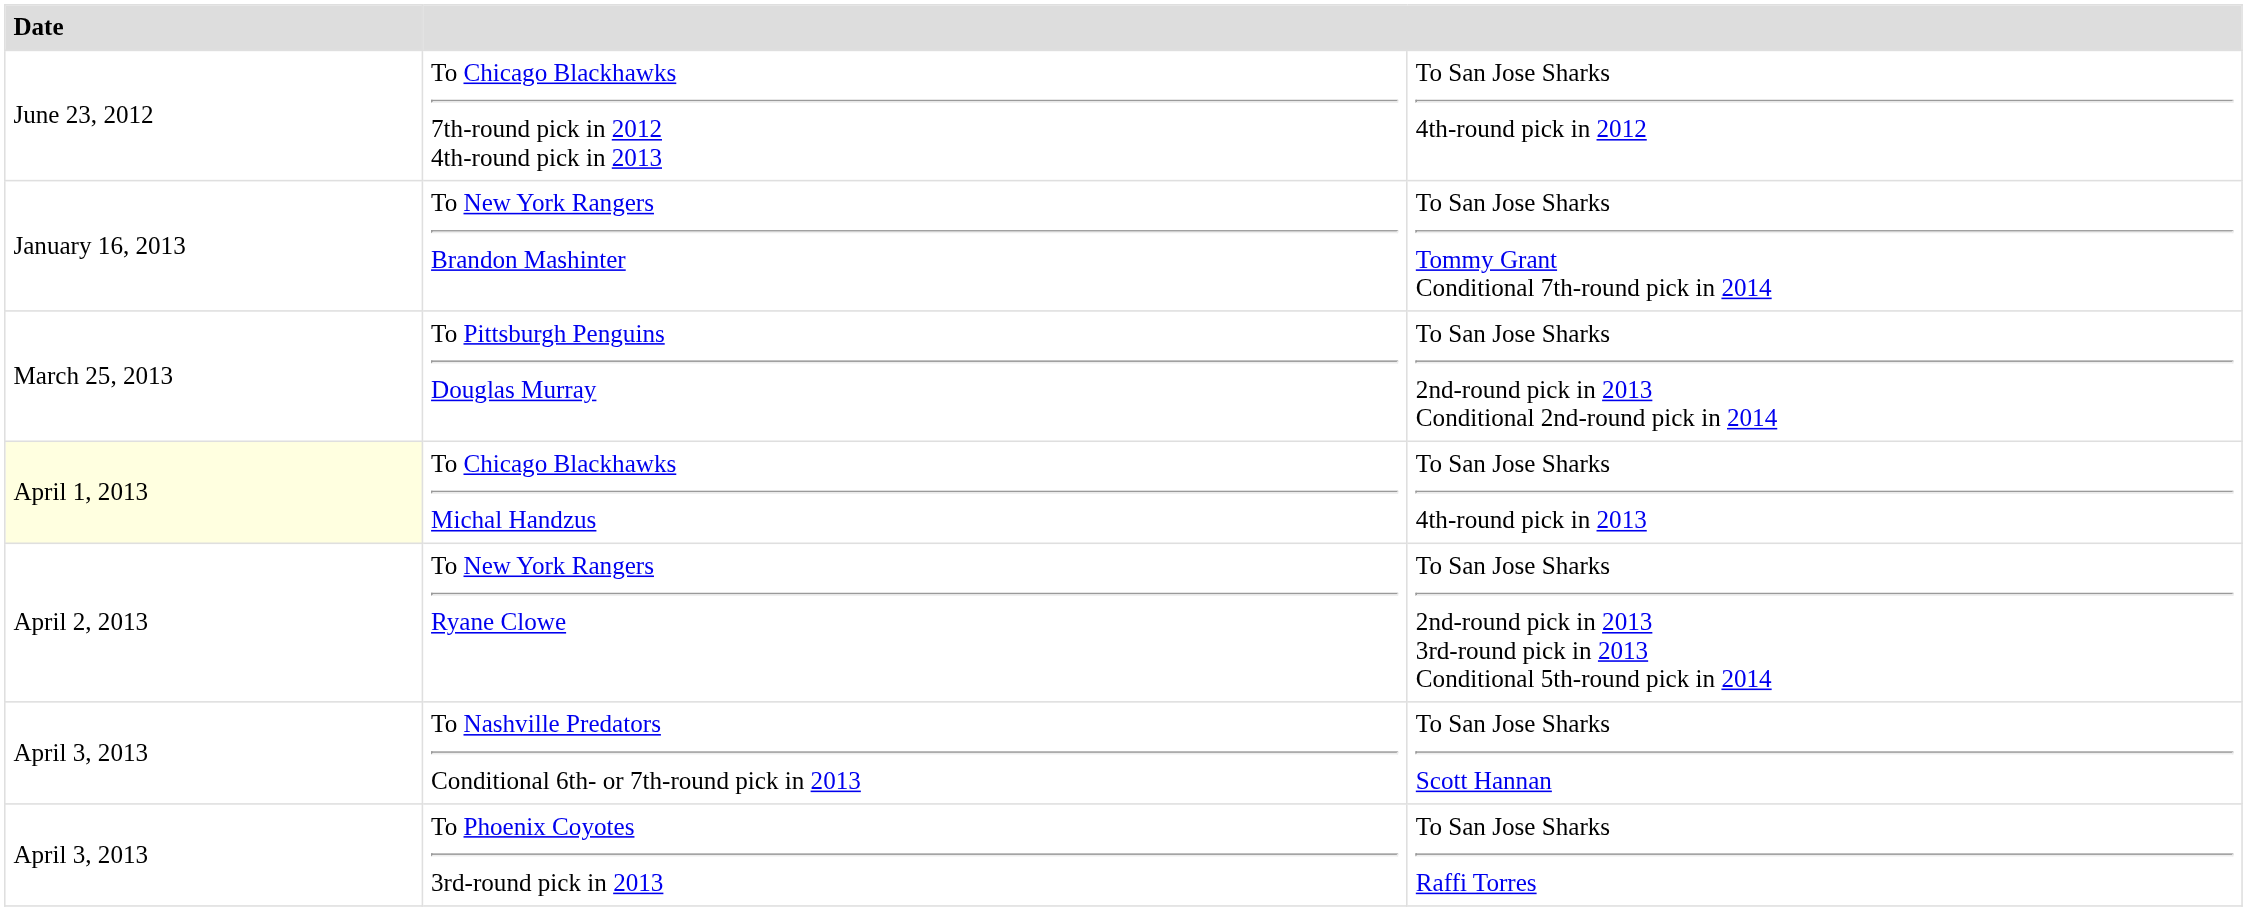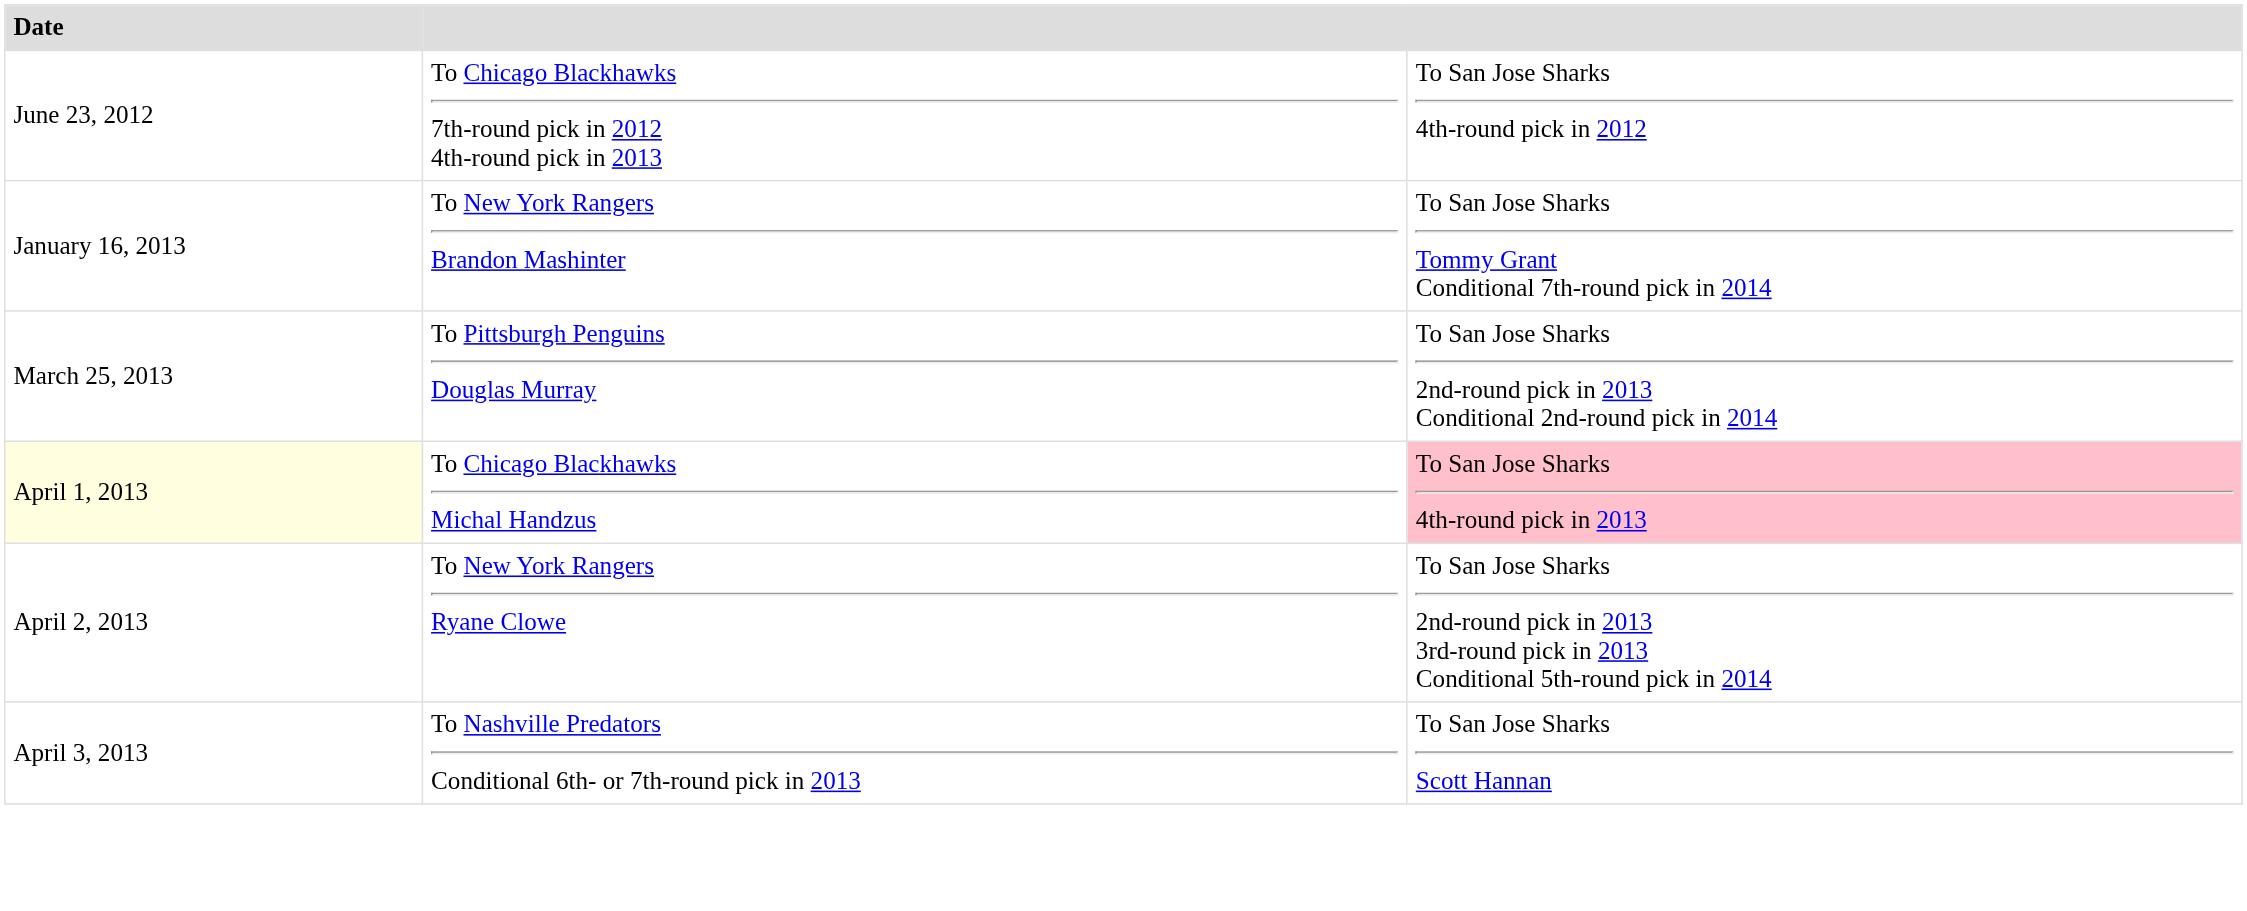(1824, 491) no background -> (1824, 491) pink background
- row: (915, 854)
